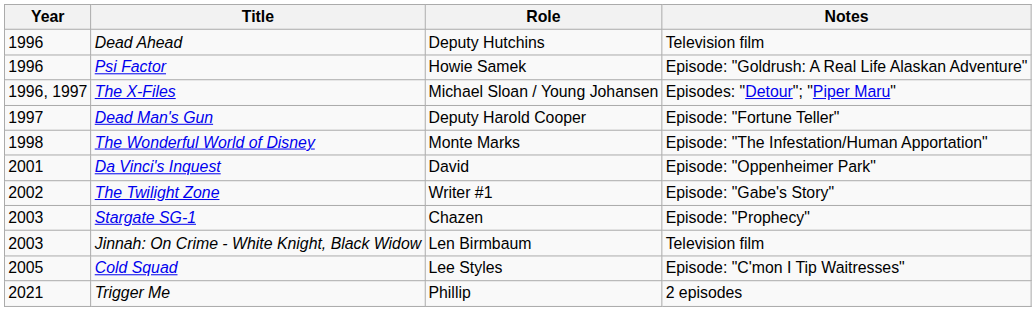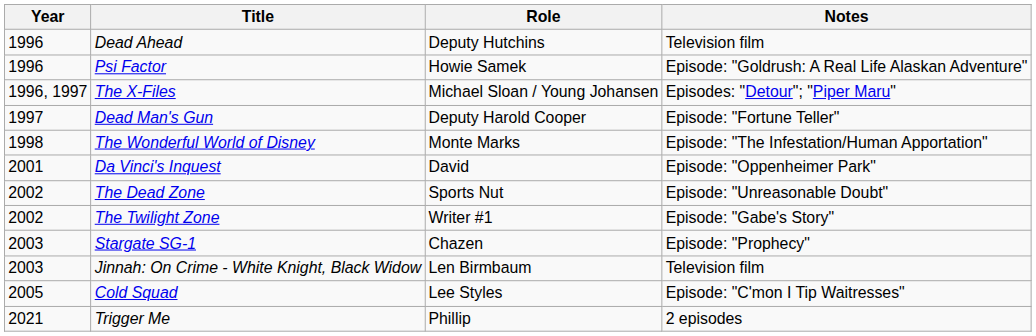+ row: (150, 192)
